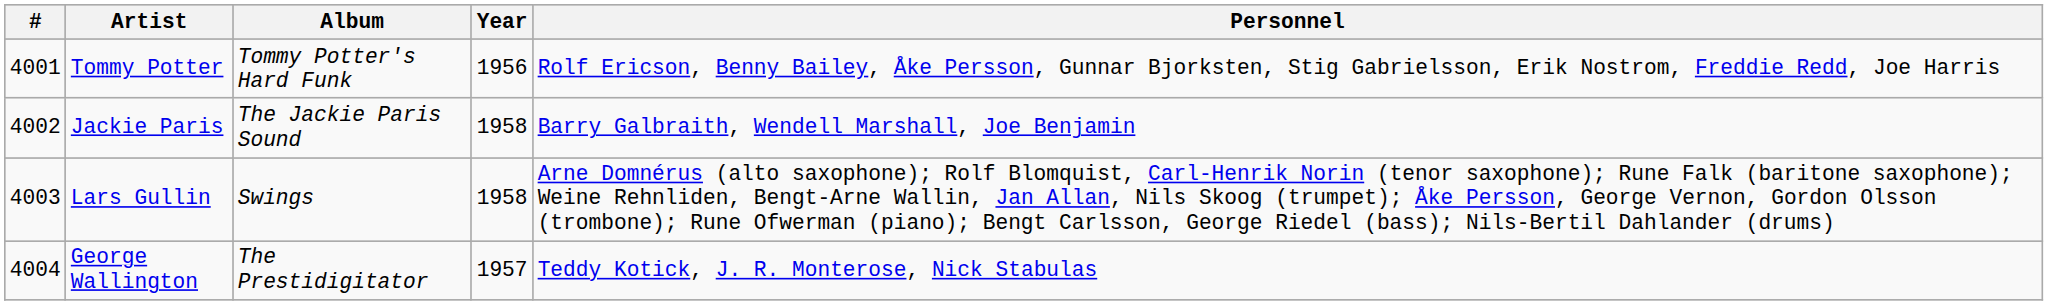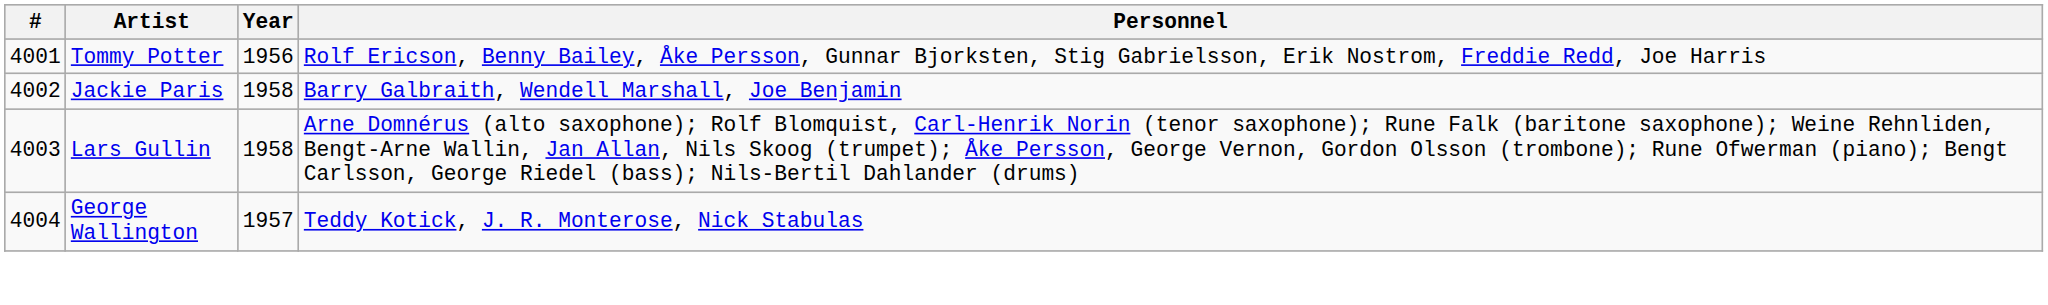- column: (352, 22)
